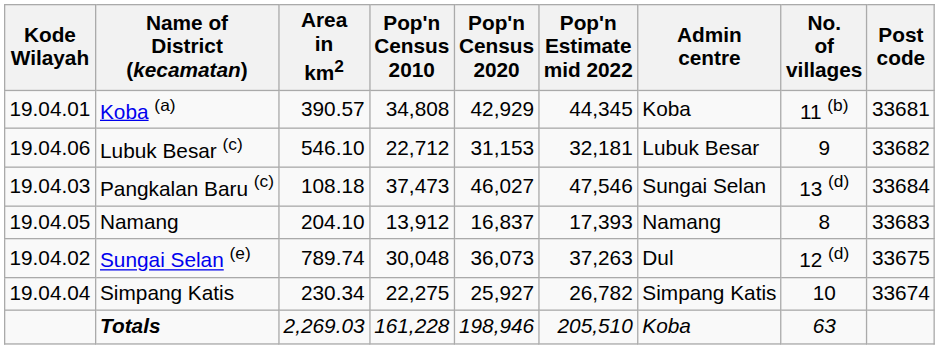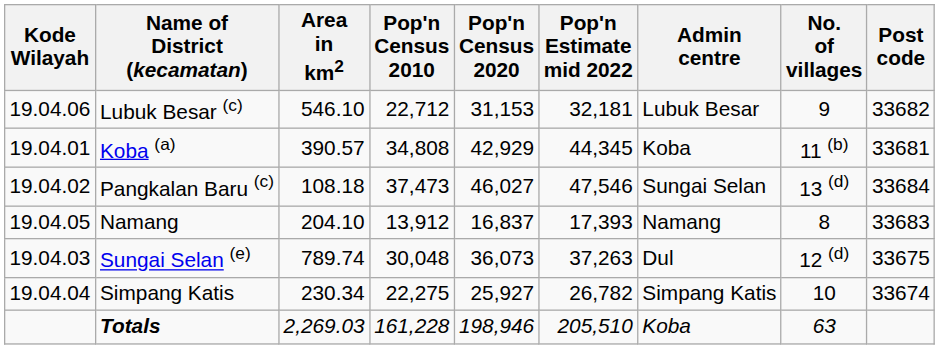rows swapped: (138, 109) <-> (171, 147)
(50, 186) 19.04.03 -> (50, 186) 19.04.02
(50, 258) 19.04.02 -> (50, 258) 19.04.03
